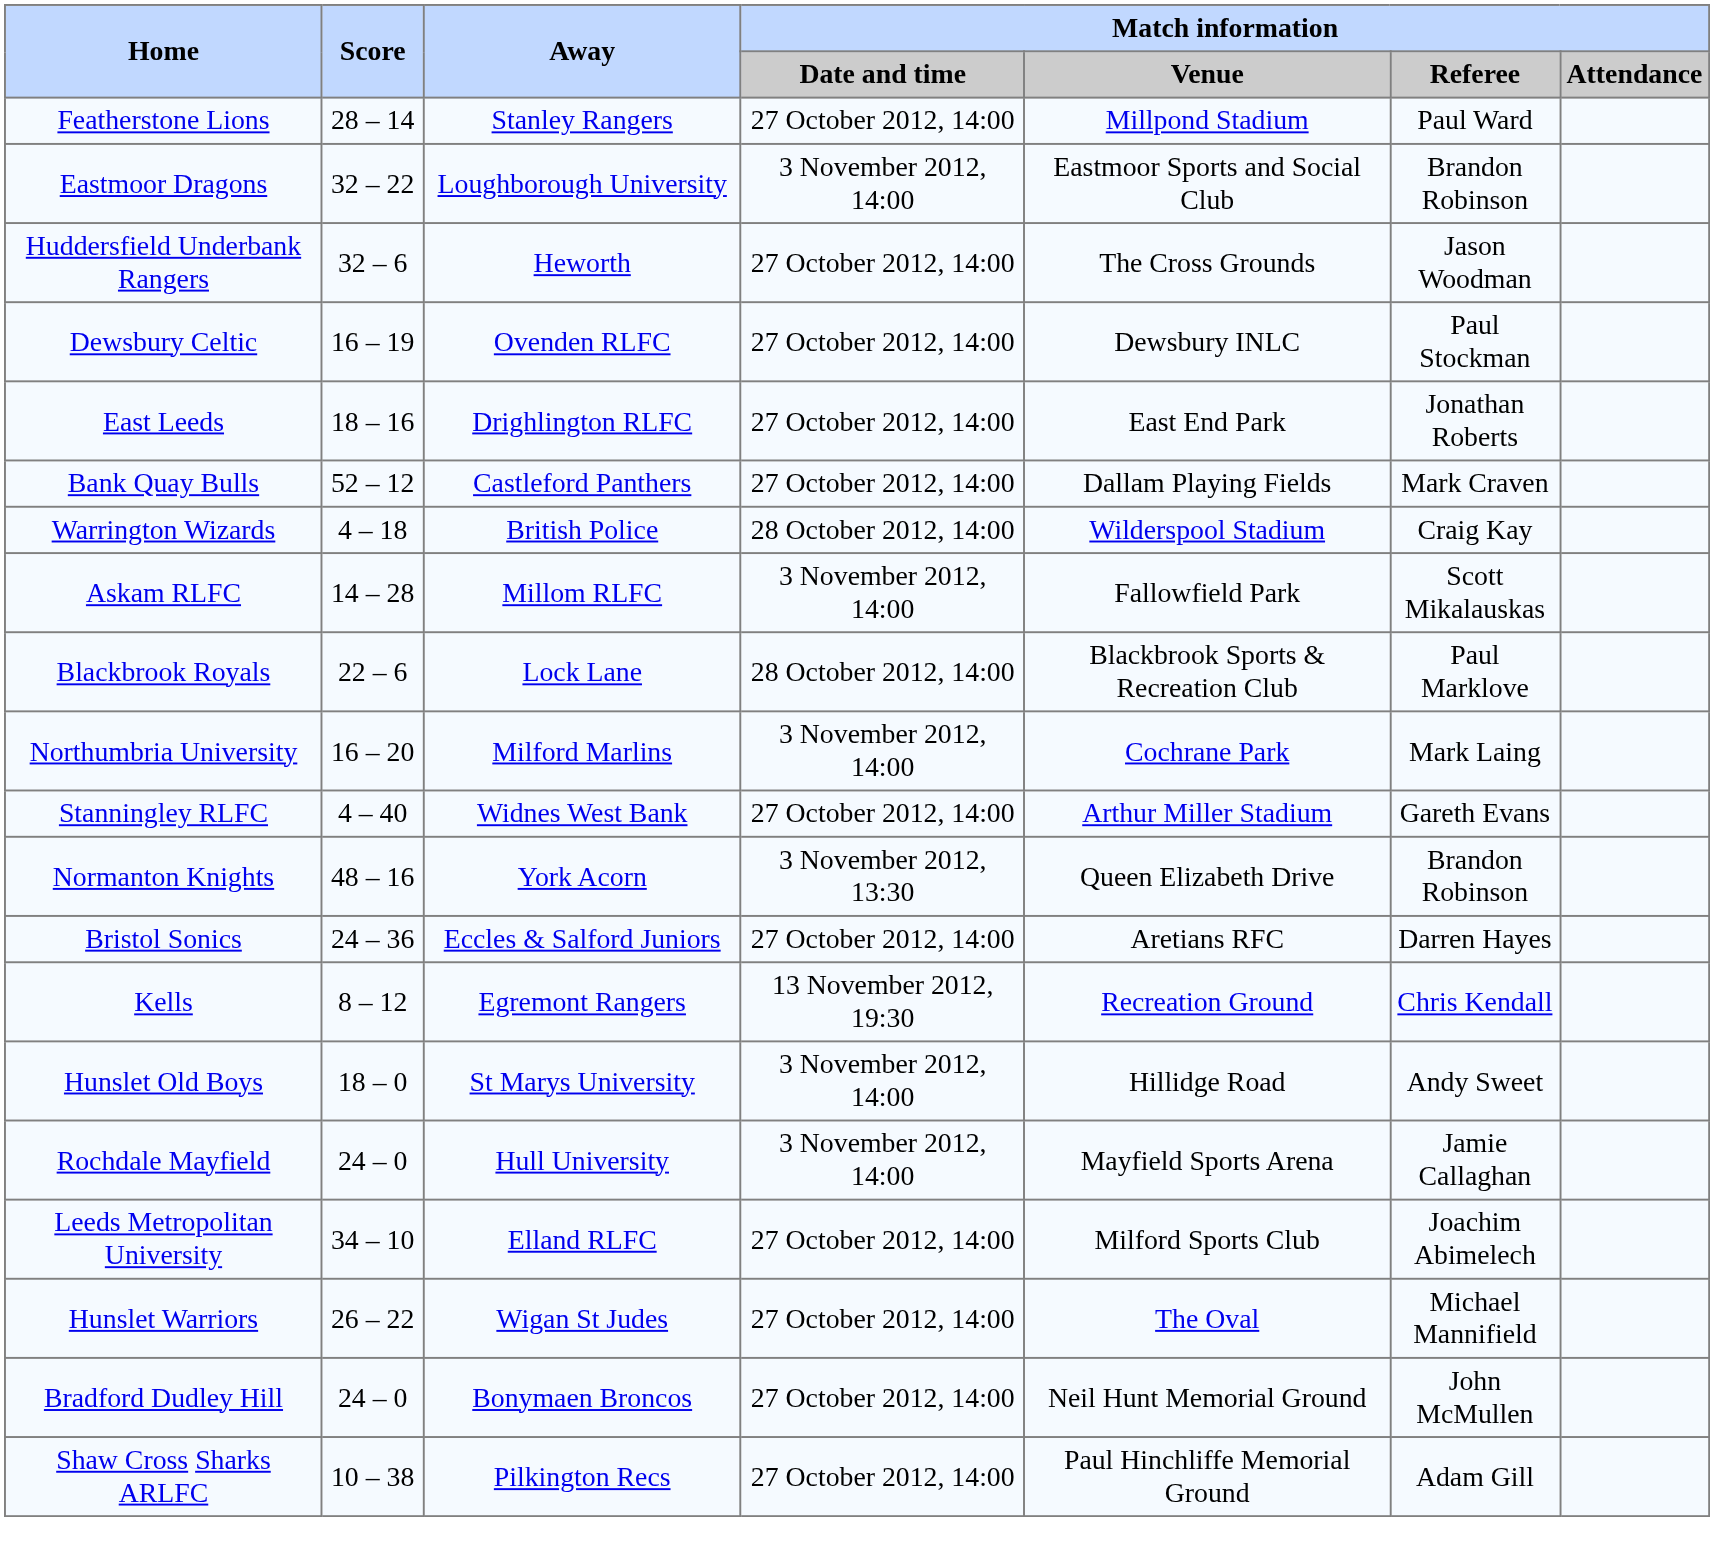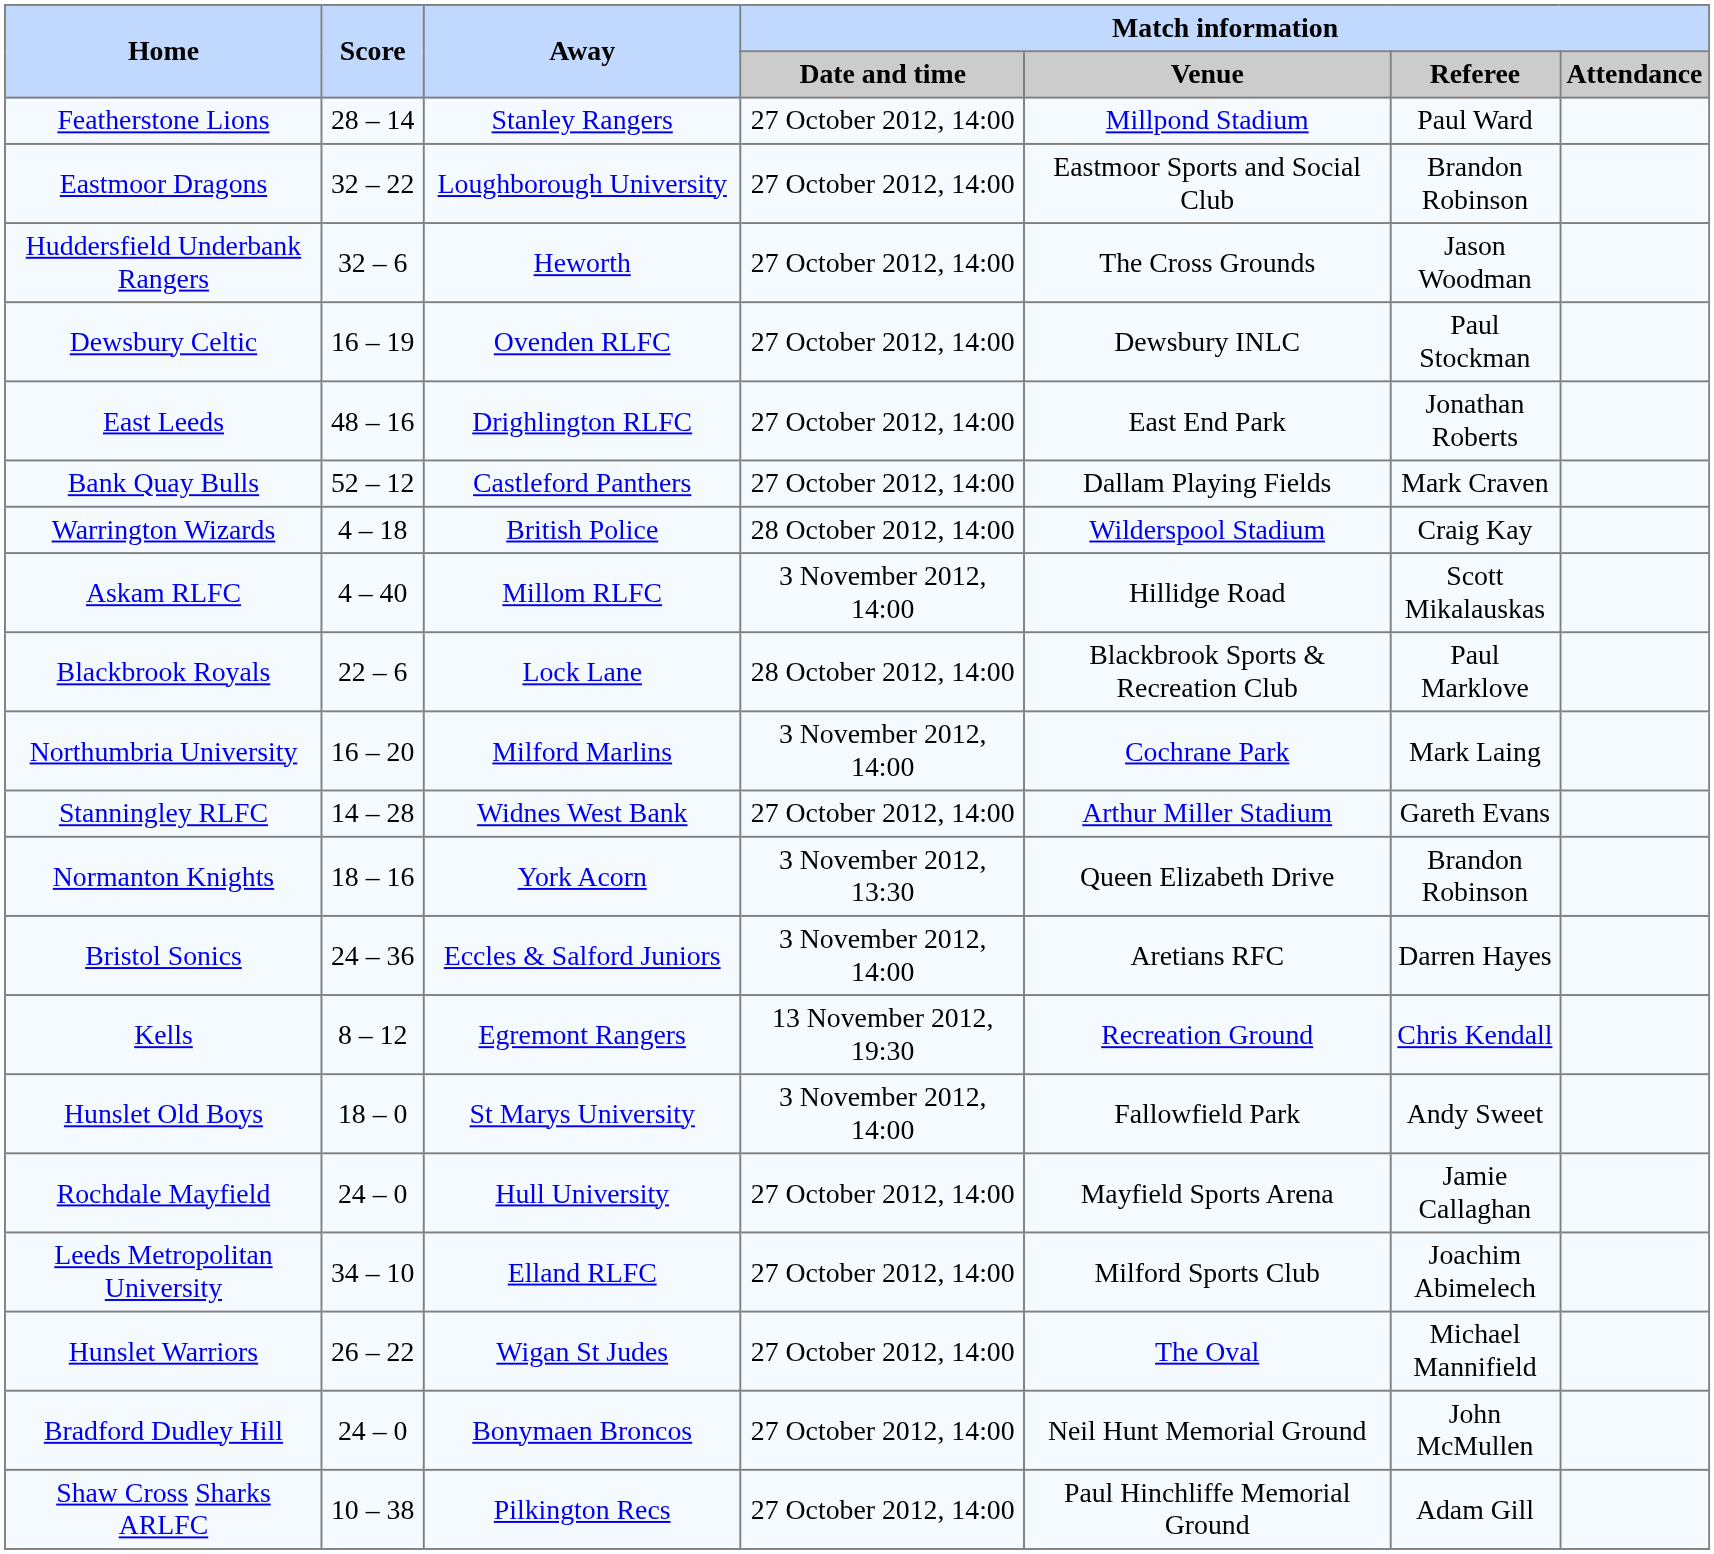(883, 183) 3 November 2012, 14:00 -> (883, 183) 27 October 2012, 14:00
(373, 420) 18 – 16 -> (373, 420) 48 – 16
(373, 592) 14 – 28 -> (373, 592) 4 – 40
(1207, 592) Fallowfield Park -> (1207, 592) Hillidge Road
(373, 813) 4 – 40 -> (373, 813) 14 – 28
(373, 875) 48 – 16 -> (373, 875) 18 – 16
(883, 938) 27 October 2012, 14:00 -> (883, 955) 3 November 2012, 14:00
(1207, 1080) Hillidge Road -> (1207, 1113) Fallowfield Park
(883, 1159) 3 November 2012, 14:00 -> (883, 1192) 27 October 2012, 14:00
